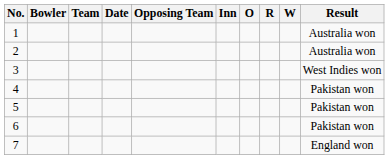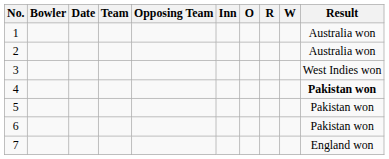columns swapped: (117, 13) <-> (86, 13)
(342, 88) normal -> (342, 88) bold
